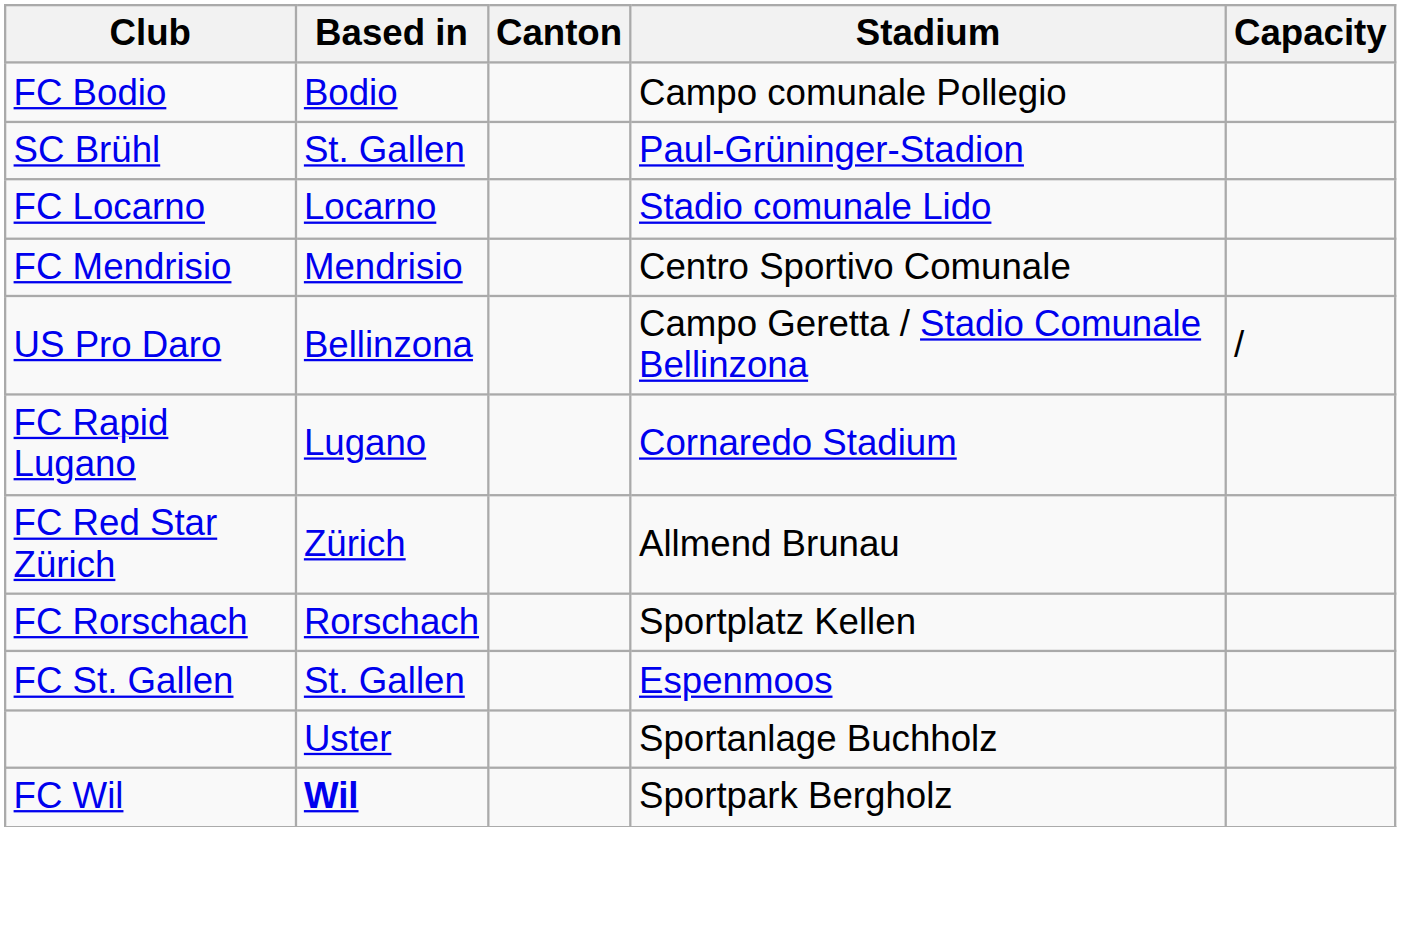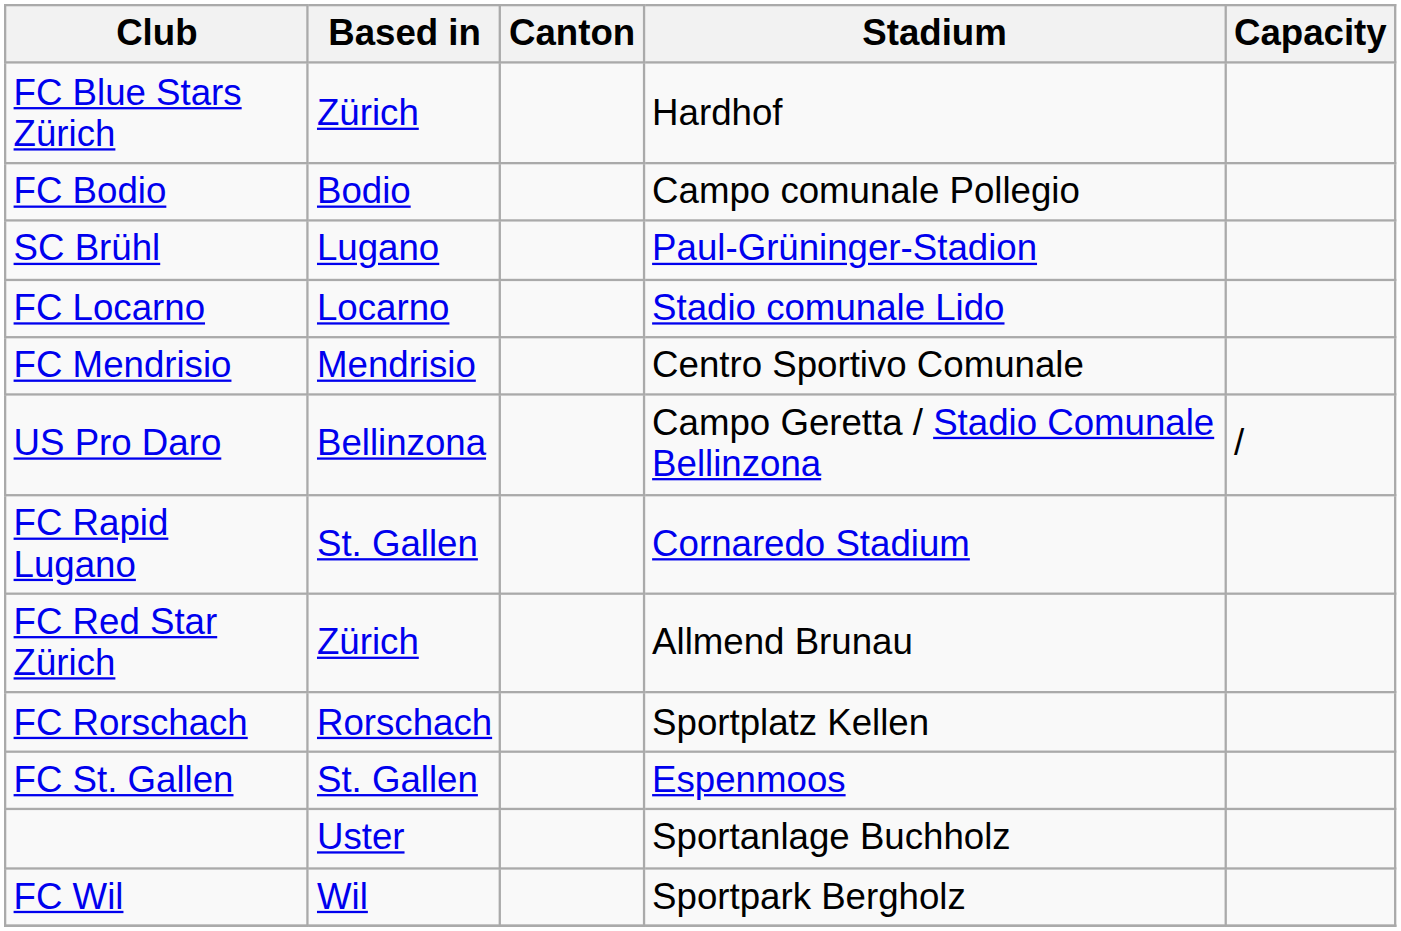+ row: (128, 112)
(384, 149) St. Gallen -> (378, 249) Lugano
(365, 444) Lugano -> (397, 543) St. Gallen
(331, 796) bold -> (342, 895) normal
